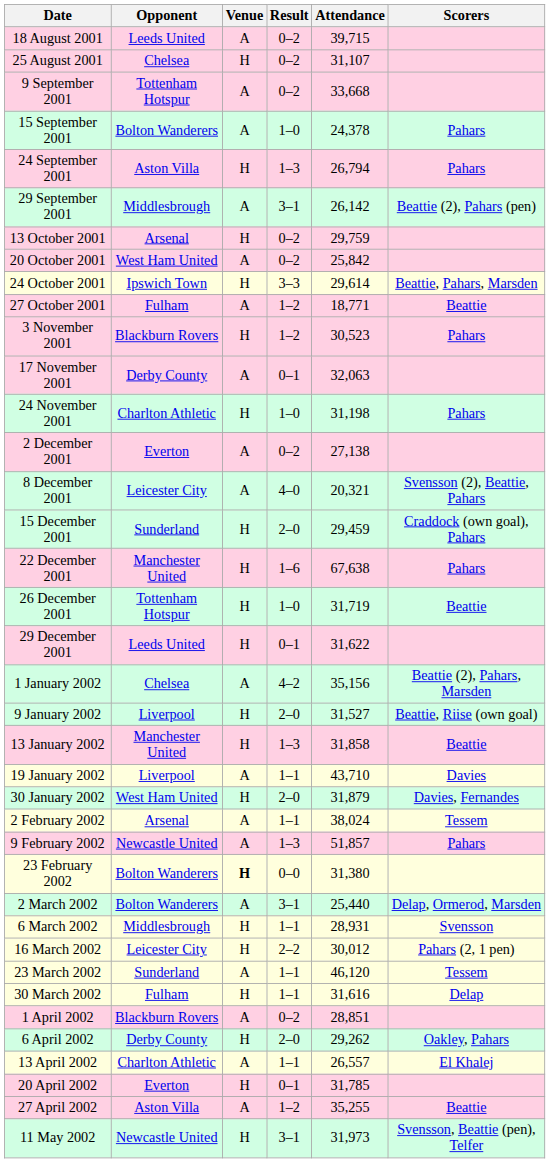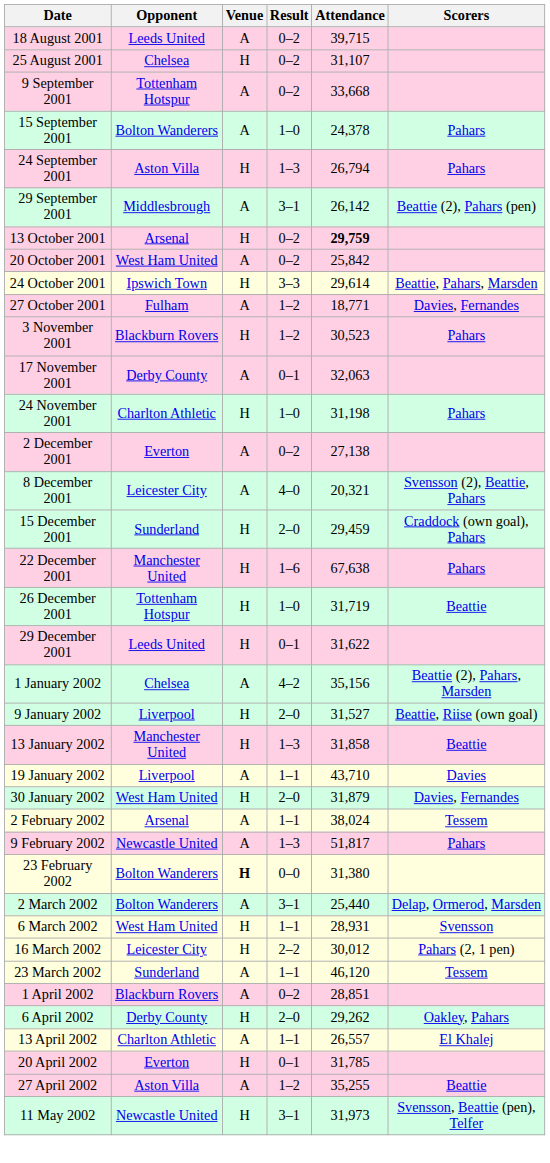(350, 237) normal -> (350, 237) bold
(466, 305) Beattie -> (466, 305) Davies, Fernandes
(350, 843) 51,857 -> (350, 843) 51,817
(167, 927) Middlesbrough -> (167, 927) West Ham United
- row: (58, 994)
